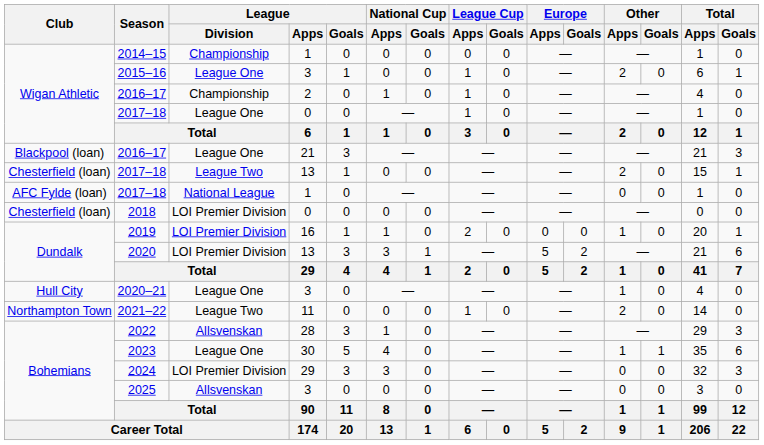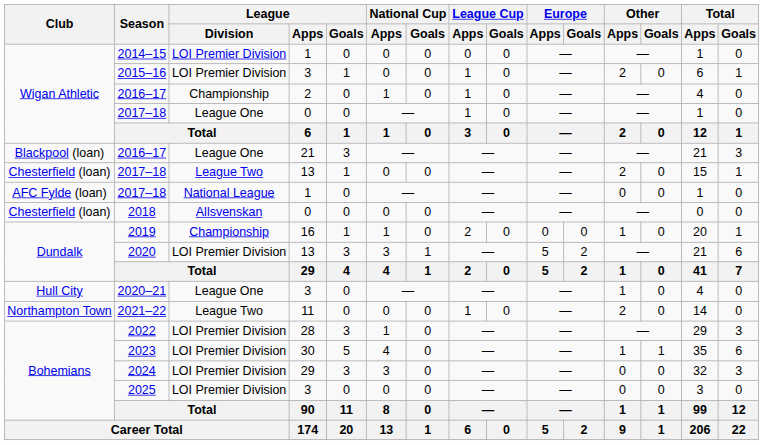(229, 53) Championship -> (229, 53) LOI Premier Division
(229, 73) League One -> (229, 73) LOI Premier Division
(229, 212) LOI Premier Division -> (229, 212) Allsvenskan
(229, 232) LOI Premier Division -> (229, 232) Championship
(229, 331) Allsvenskan -> (229, 331) LOI Premier Division
(229, 350) League One -> (229, 350) LOI Premier Division
(229, 390) Allsvenskan -> (229, 390) LOI Premier Division
